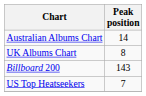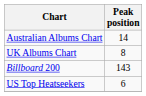(123, 83) 7 -> (123, 83) 6
